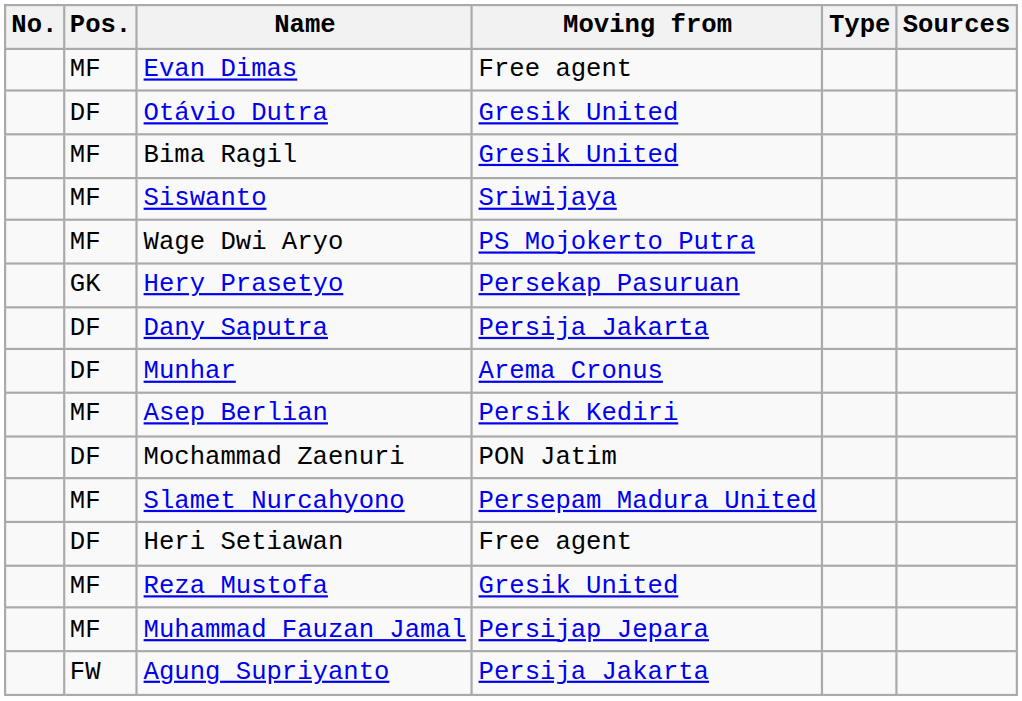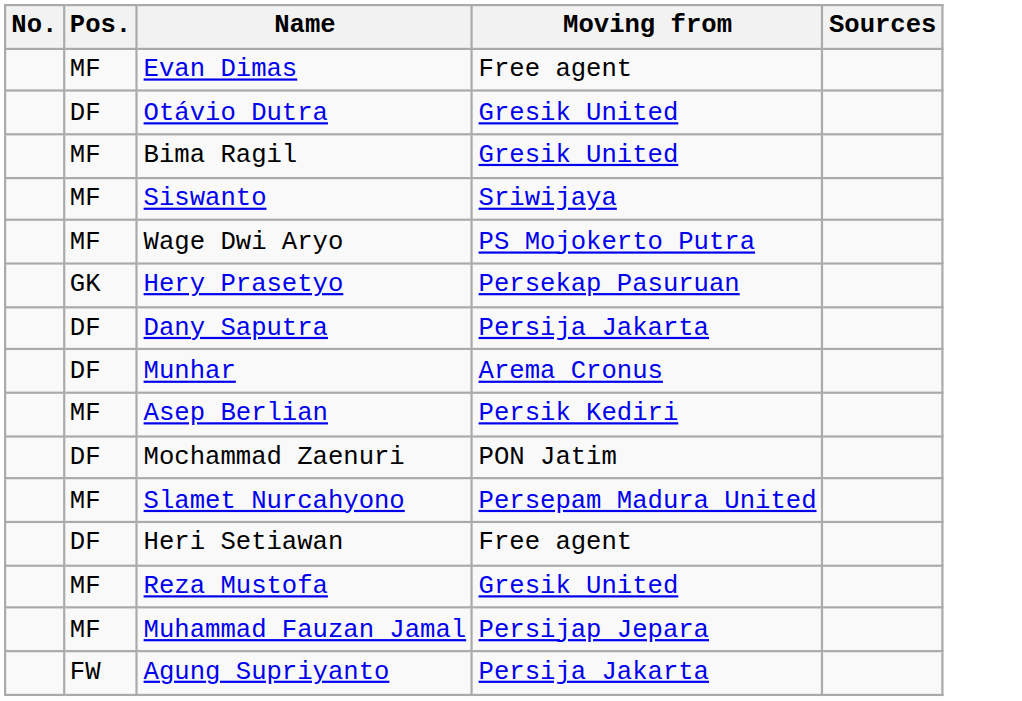- column: (860, 26)
